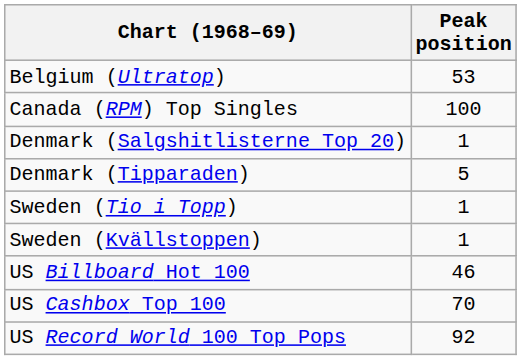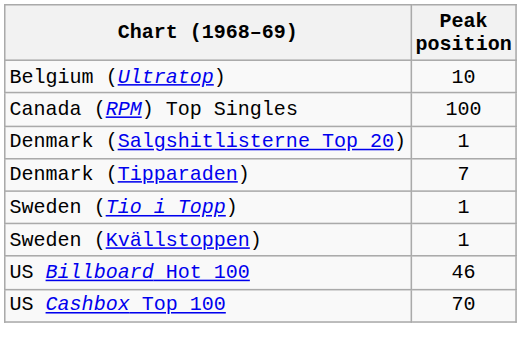(464, 77) 53 -> (464, 77) 10
(464, 175) 5 -> (464, 175) 7
- row: (178, 338)
